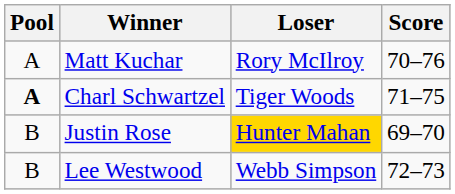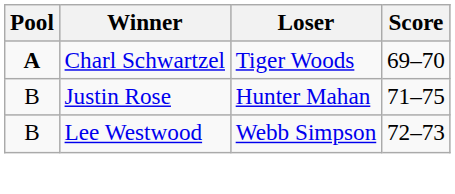- row: (124, 59)
(416, 96) 71–75 -> (416, 59) 69–70
(303, 133) gold background -> (303, 96) no background
(416, 133) 69–70 -> (416, 96) 71–75
